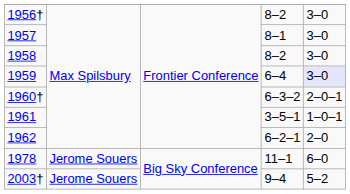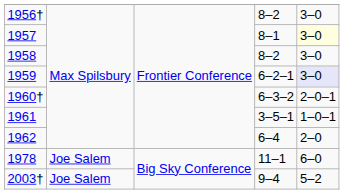(317, 35) no background -> (311, 35) lightyellow background
(275, 76) 6–4 -> (276, 76) 6–2–1
(283, 138) 6–2–1 -> (269, 138) 6–4
(93, 158) Jerome Souers -> (80, 158) Joe Salem
(93, 179) Jerome Souers -> (80, 179) Joe Salem
